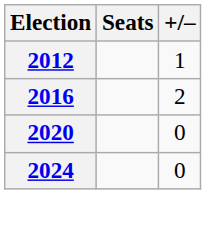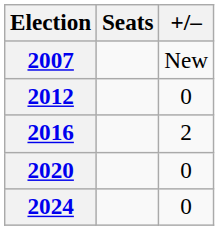+ row: (51, 59)
(180, 59) 1 -> (186, 96) 0
